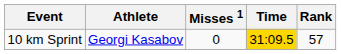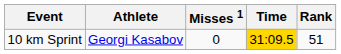(316, 40) 57 -> (316, 40) 51
